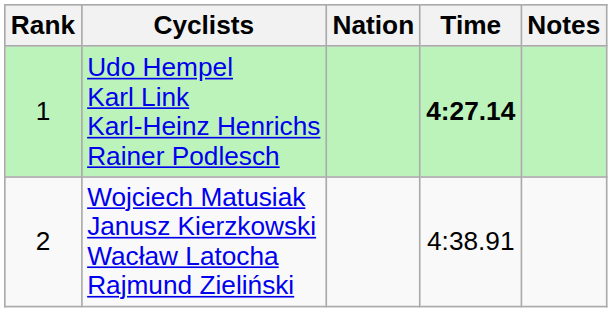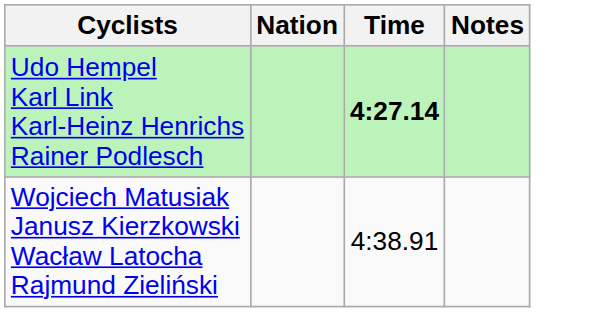- column: (43, 25)
